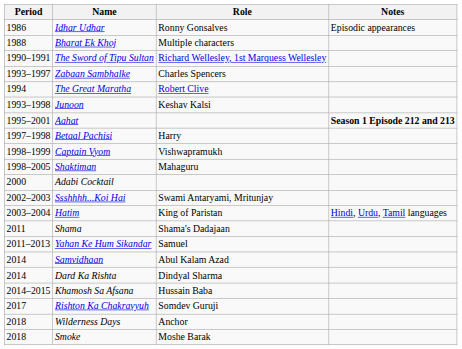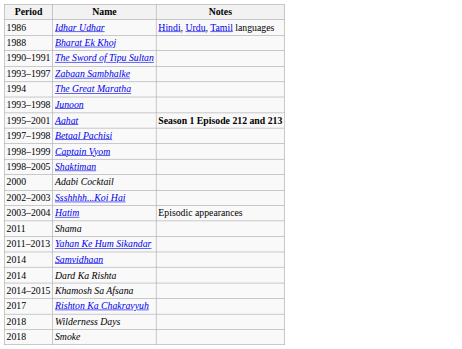- column: (242, 12)
(373, 27) Episodic appearances -> (216, 27) Hindi, Urdu, Tamil languages
(389, 213) Hindi, Urdu, Tamil languages -> (200, 213) Episodic appearances
